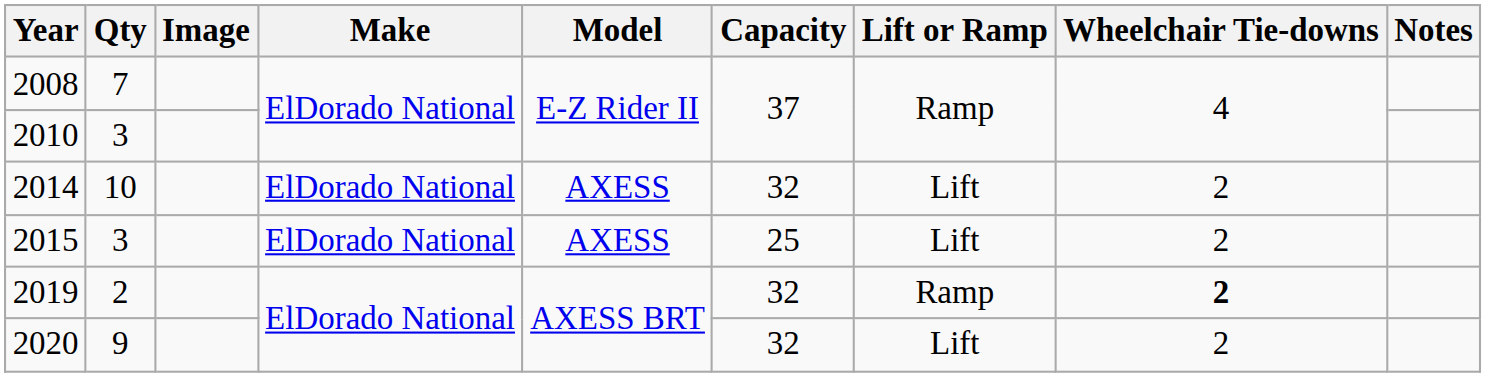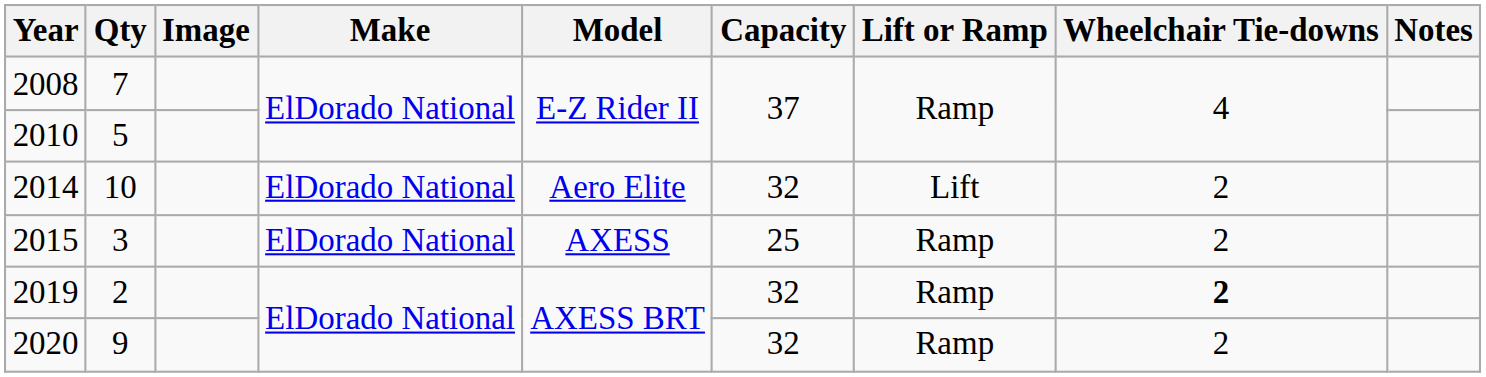(120, 135) 3 -> (120, 135) 5
(618, 187) AXESS -> (618, 187) Aero Elite
(955, 239) Lift -> (955, 239) Ramp
(955, 344) Lift -> (955, 344) Ramp
